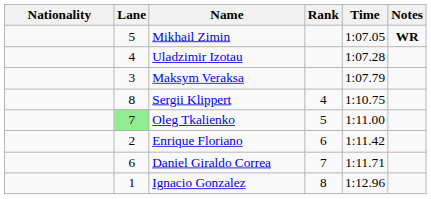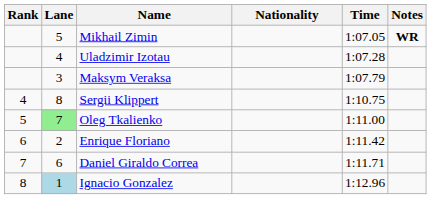columns swapped: (323, 15) <-> (59, 15)
(132, 183) no background -> (59, 183) lightblue background
